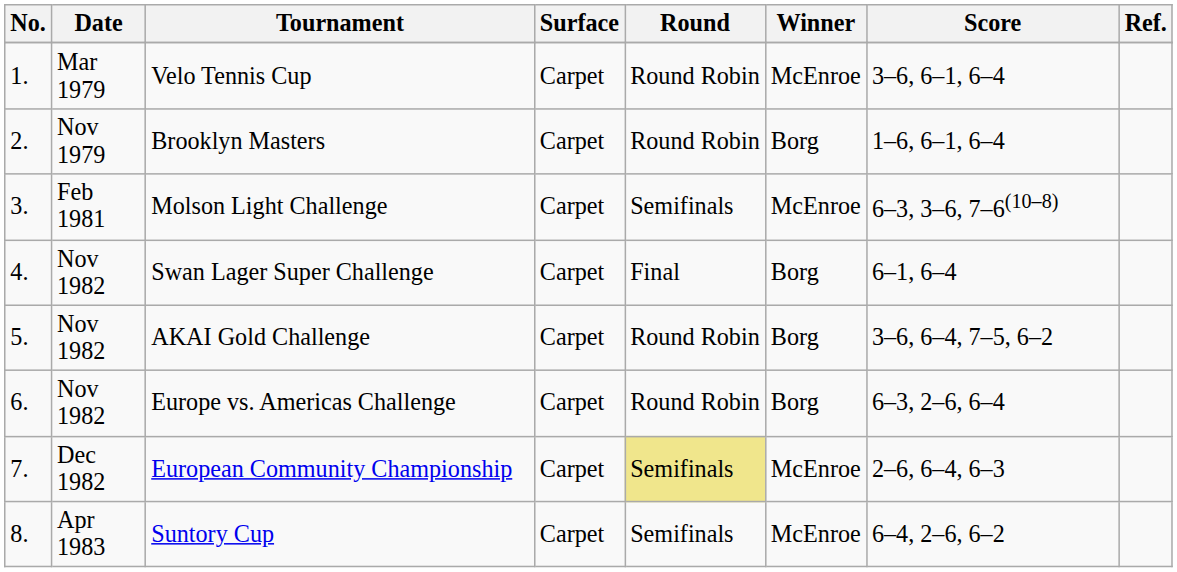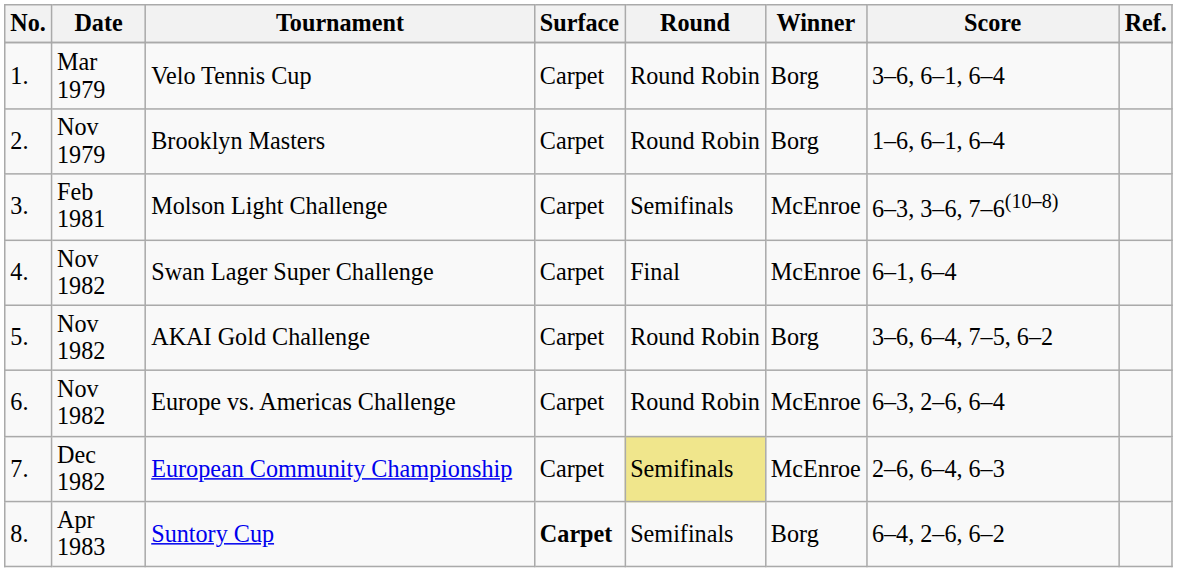(816, 75) McEnroe -> (795, 75) Borg
(795, 272) Borg -> (816, 272) McEnroe
(795, 403) Borg -> (816, 403) McEnroe
(572, 534) normal -> (576, 534) bold
(816, 534) McEnroe -> (795, 534) Borg
